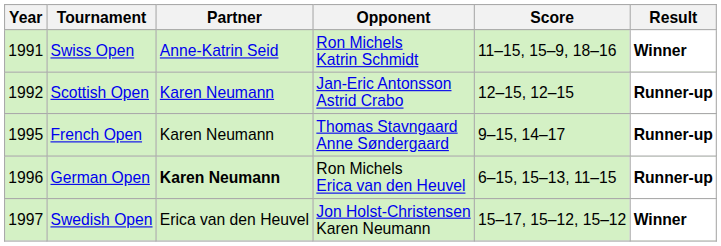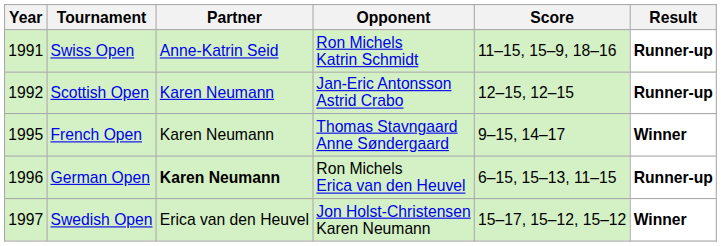(660, 51) Winner -> (673, 51) Runner-up
(673, 135) Runner-up -> (660, 135) Winner
